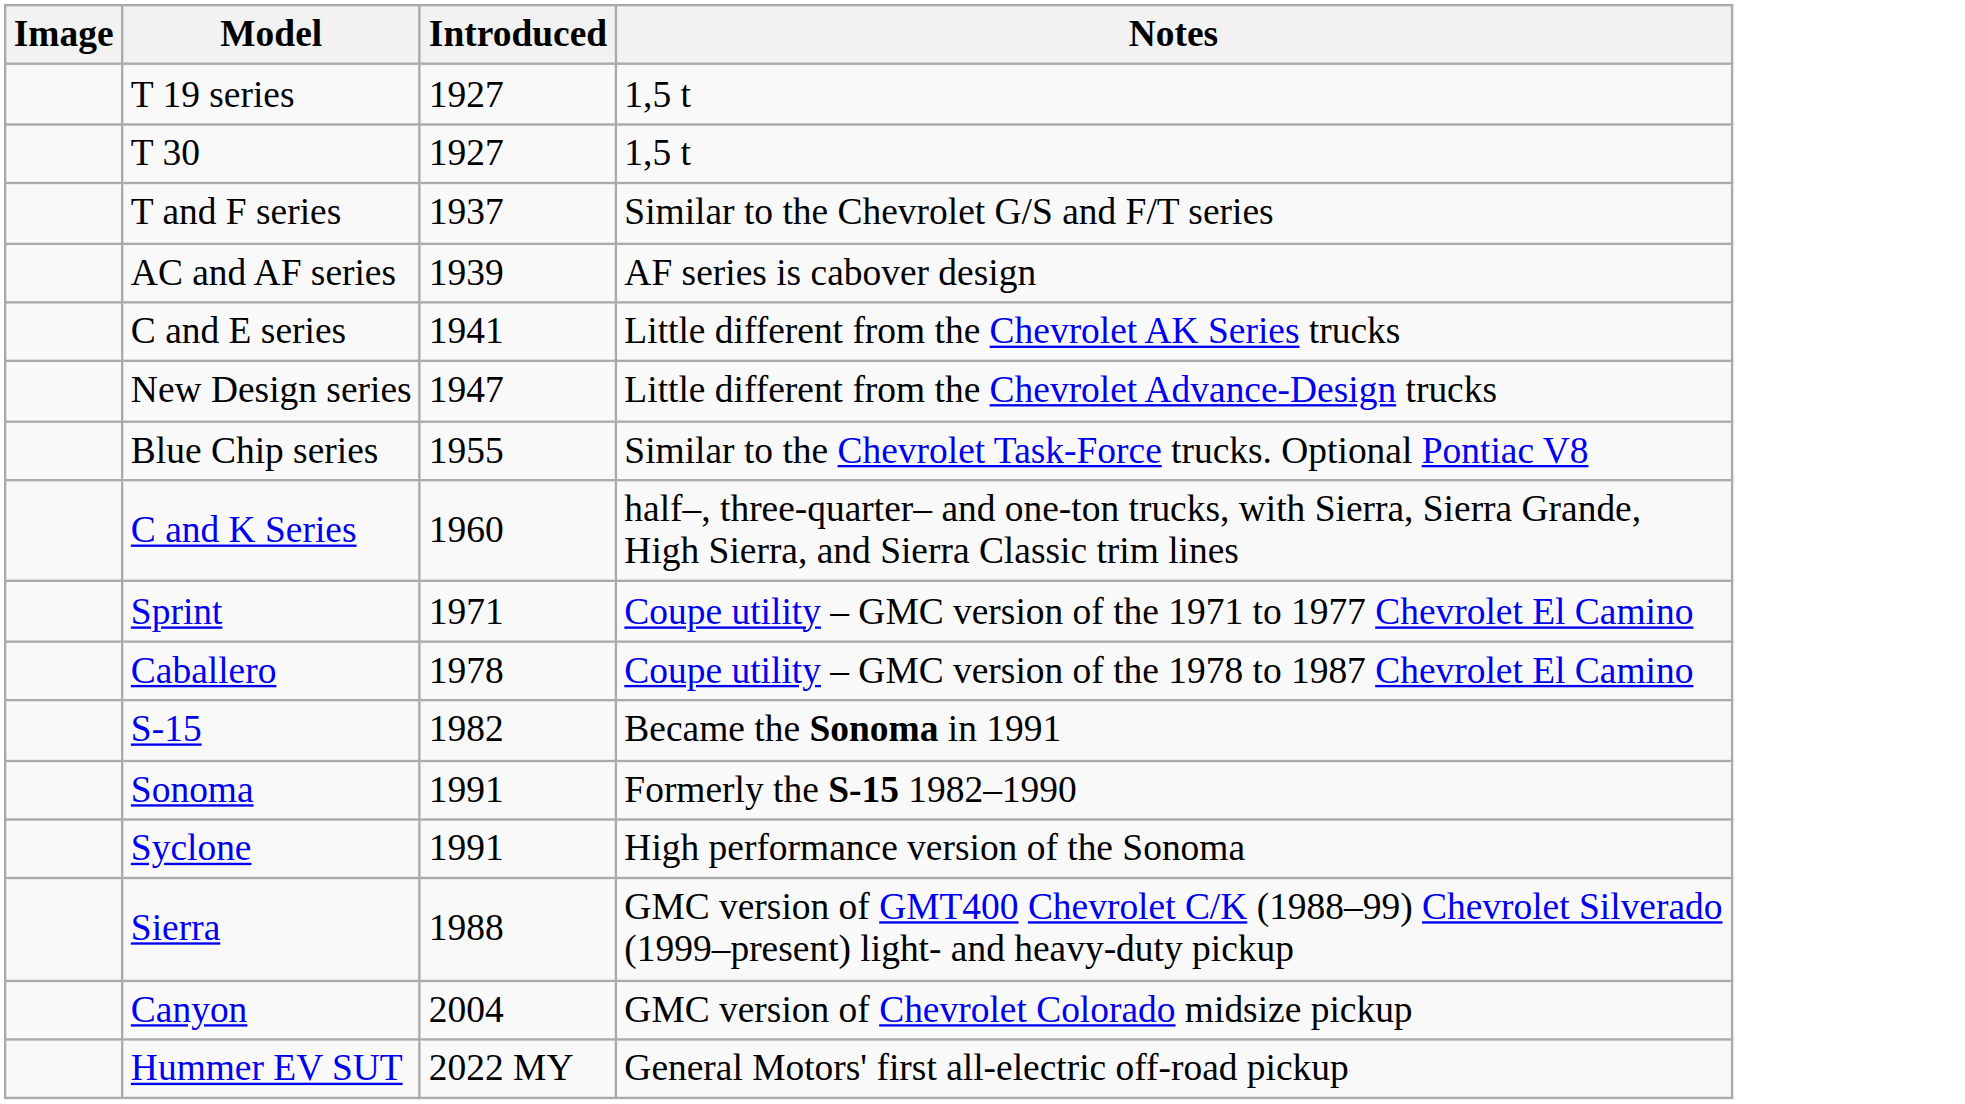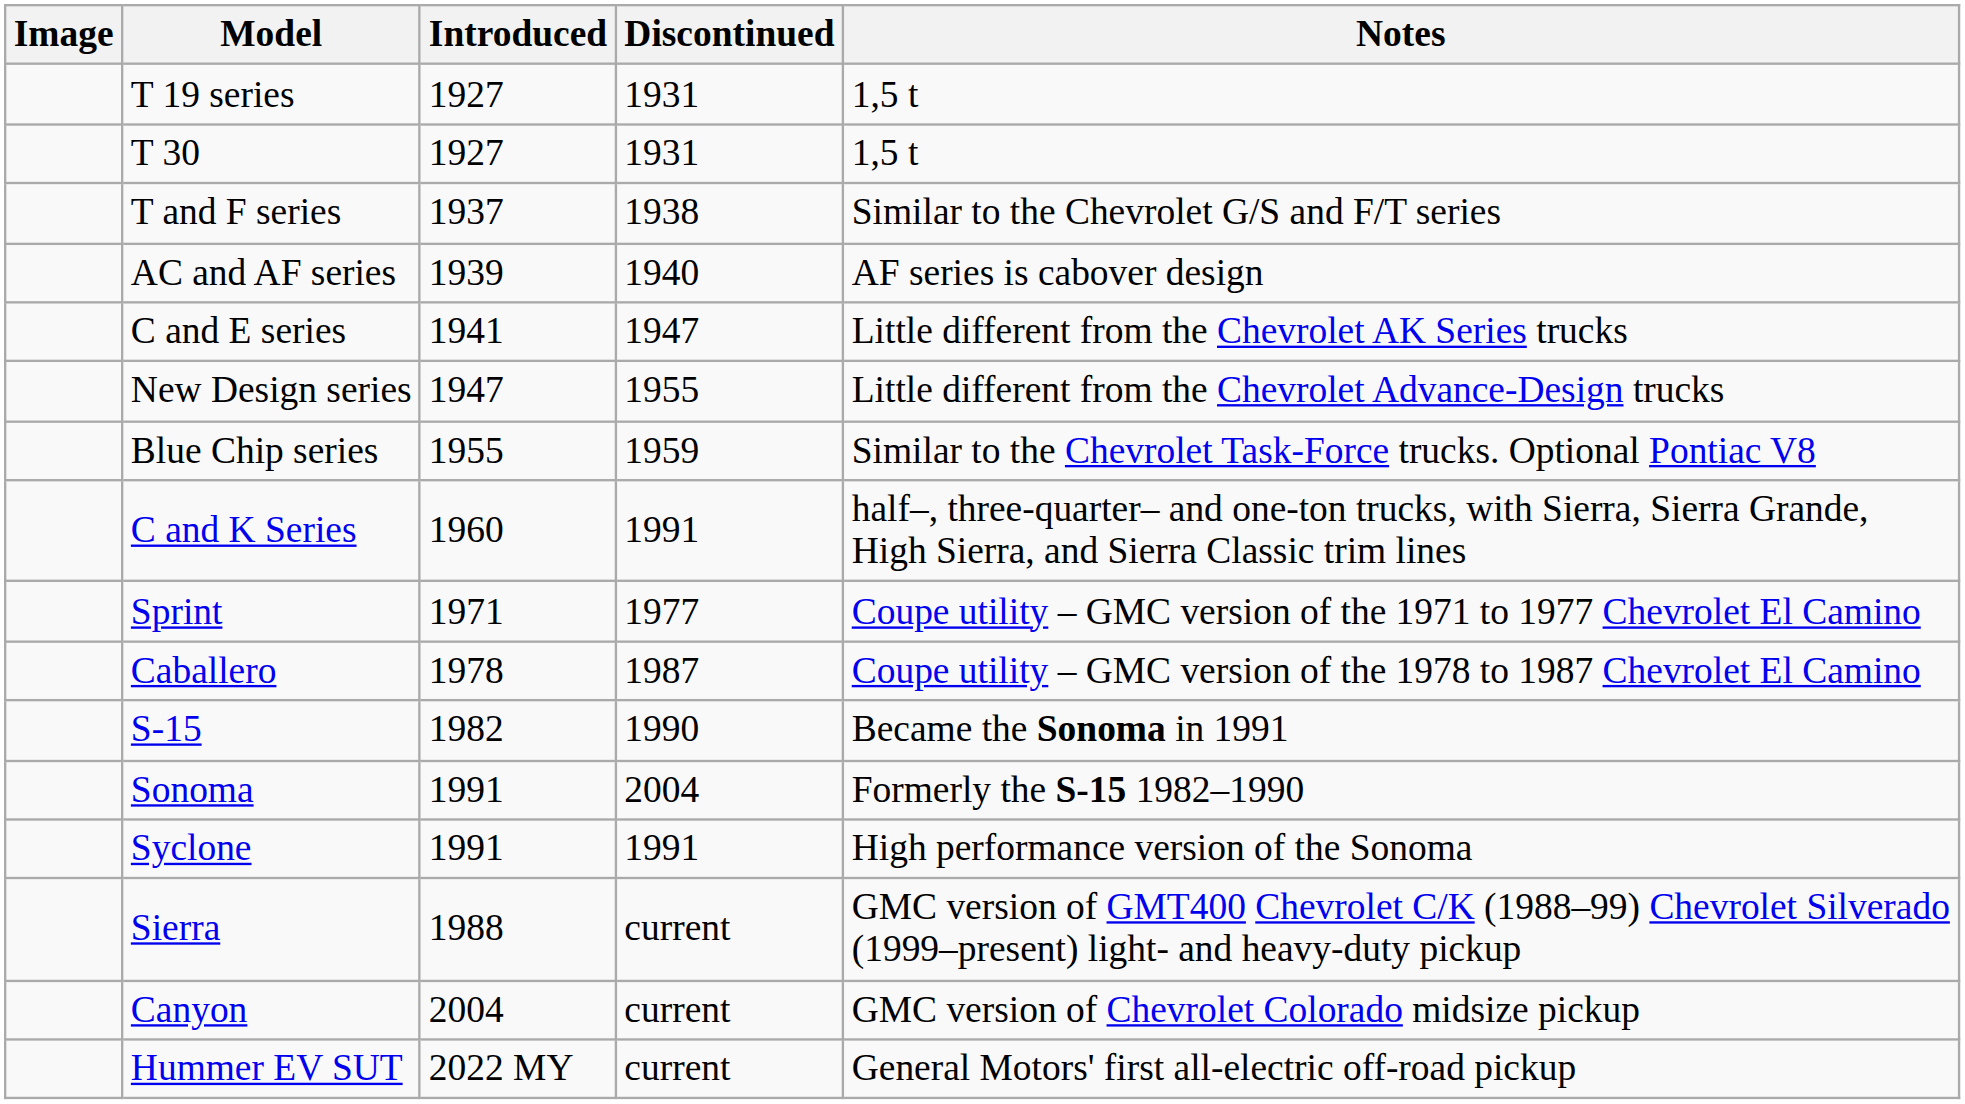+ column: (729, 34)
